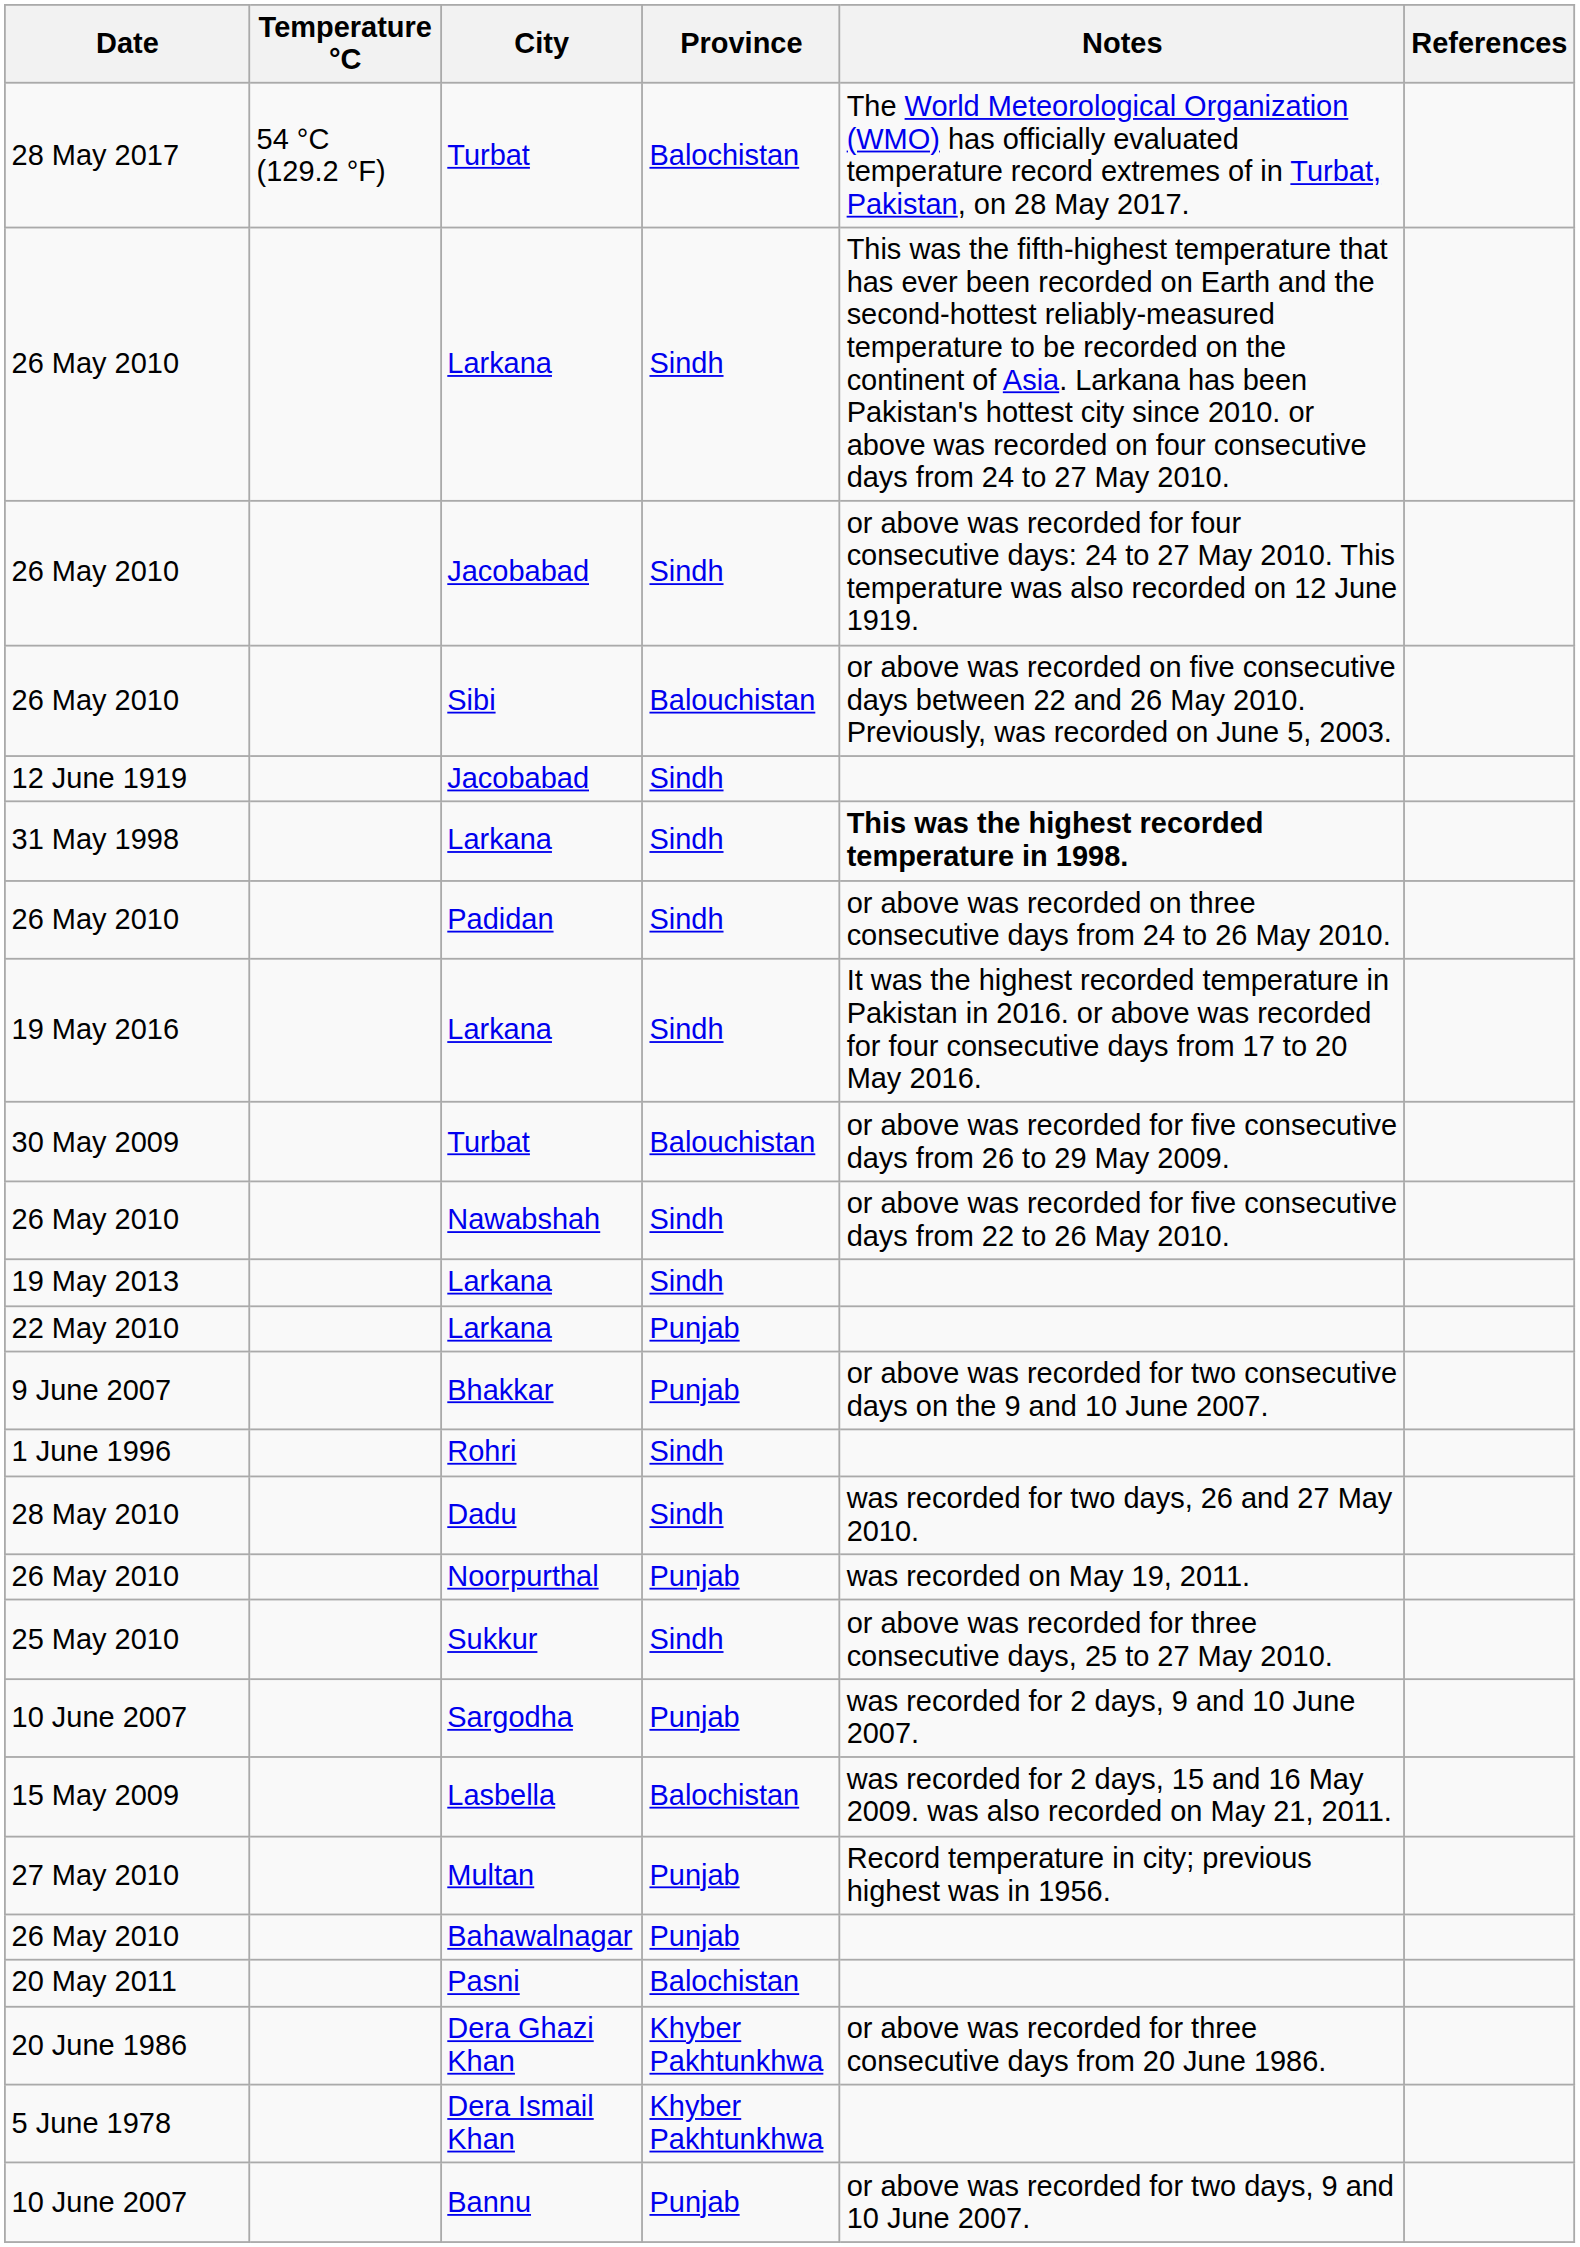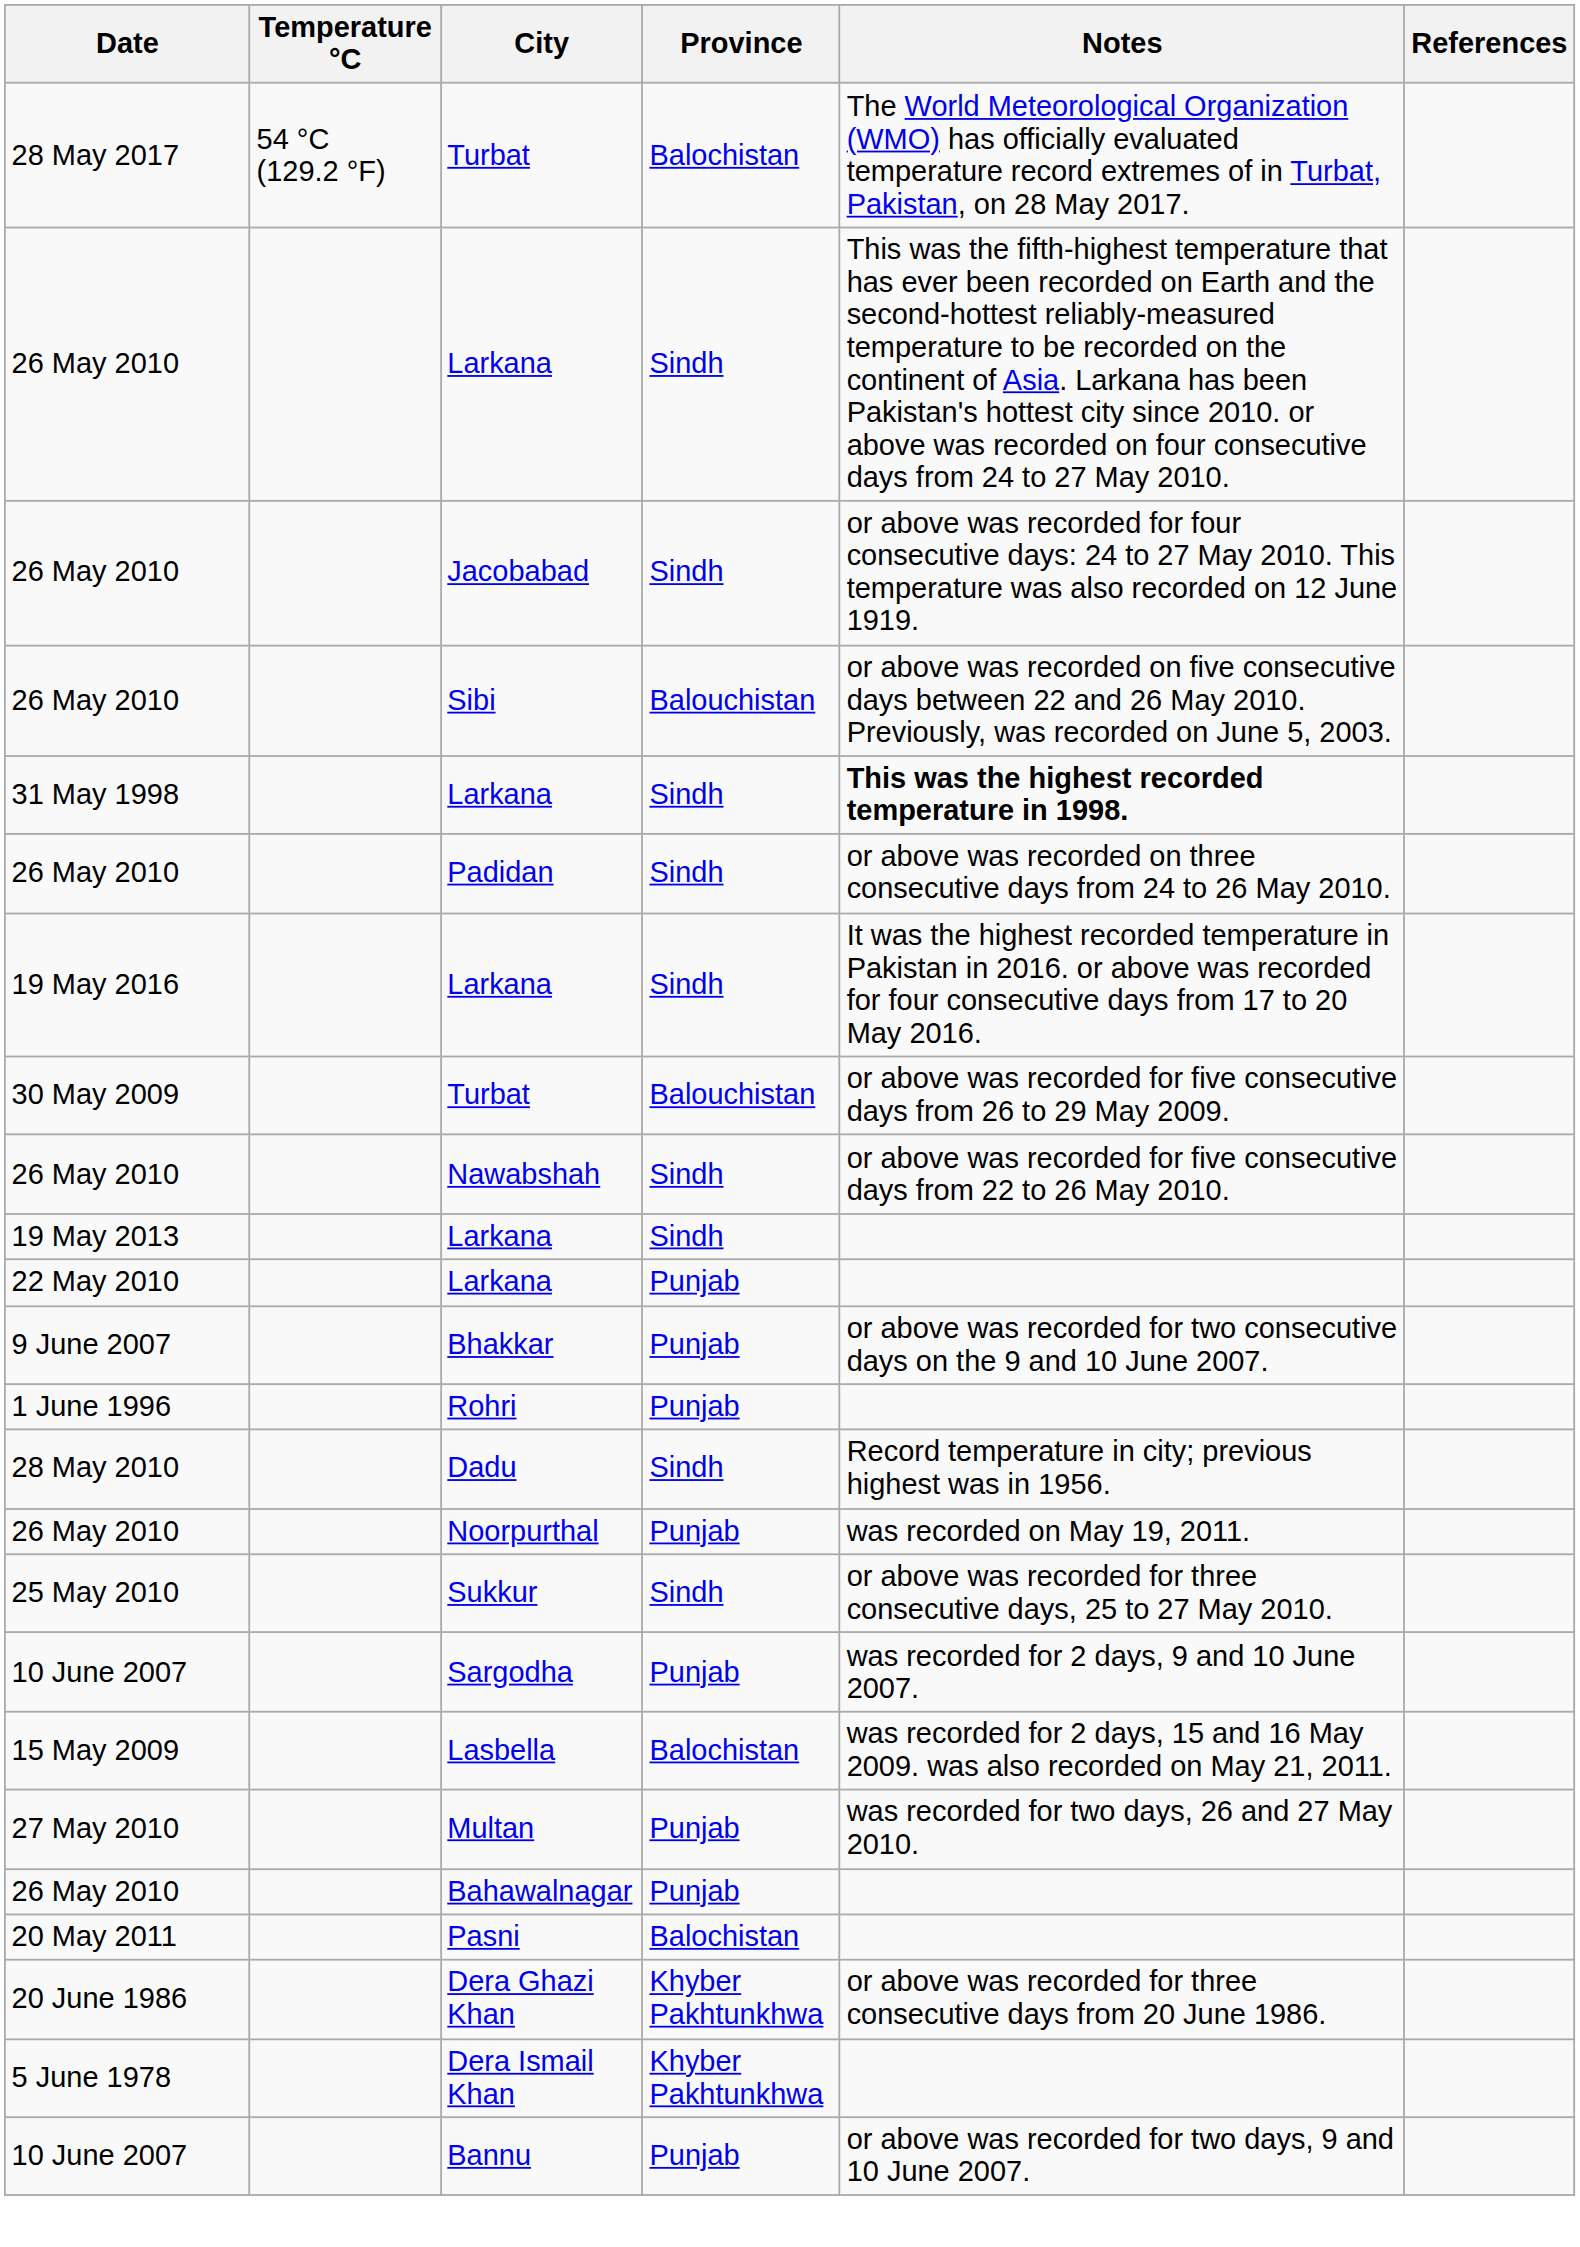- row: (99, 778)
(686, 1452) Sindh -> (695, 1406) Punjab
(1119, 1514) was recorded for two days, 26 and 27 May 2010. -> (1079, 1468) Record temperature in city; previous highest was in 1956.
(1079, 1874) Record temperature in city; previous highest was in 1956. -> (1119, 1828) was recorded for two days, 26 and 27 May 2010.
